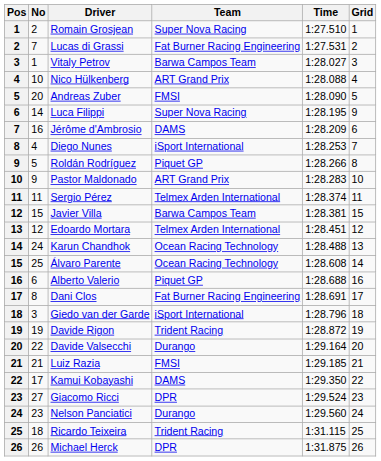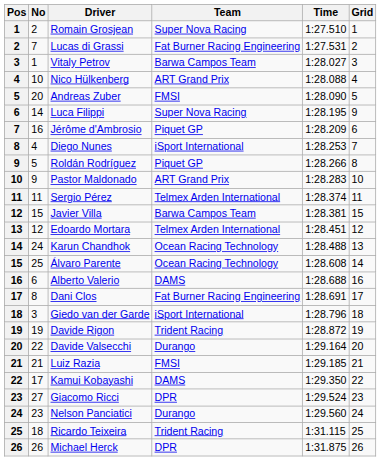(170, 129) DAMS -> (179, 129) Piquet GP
(179, 280) Piquet GP -> (170, 280) DAMS
